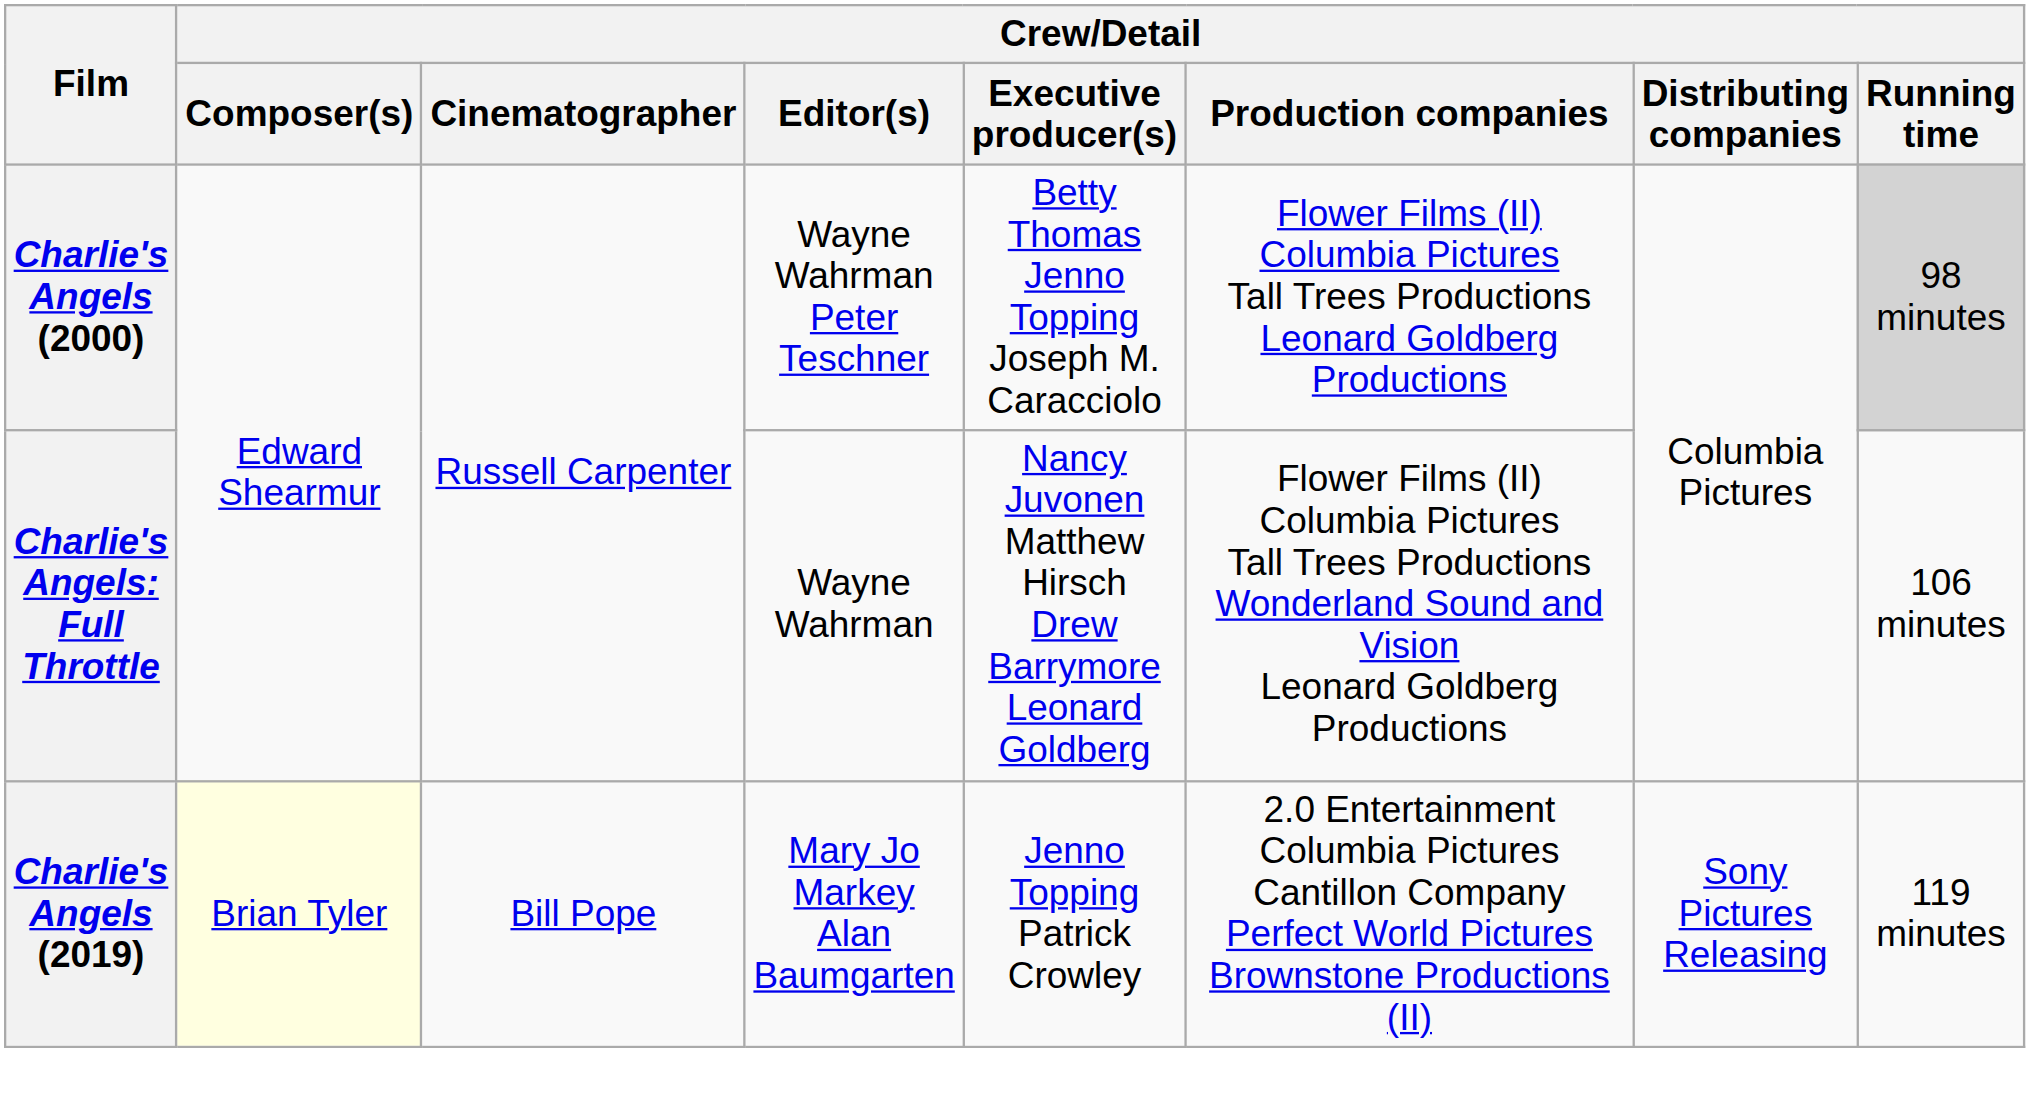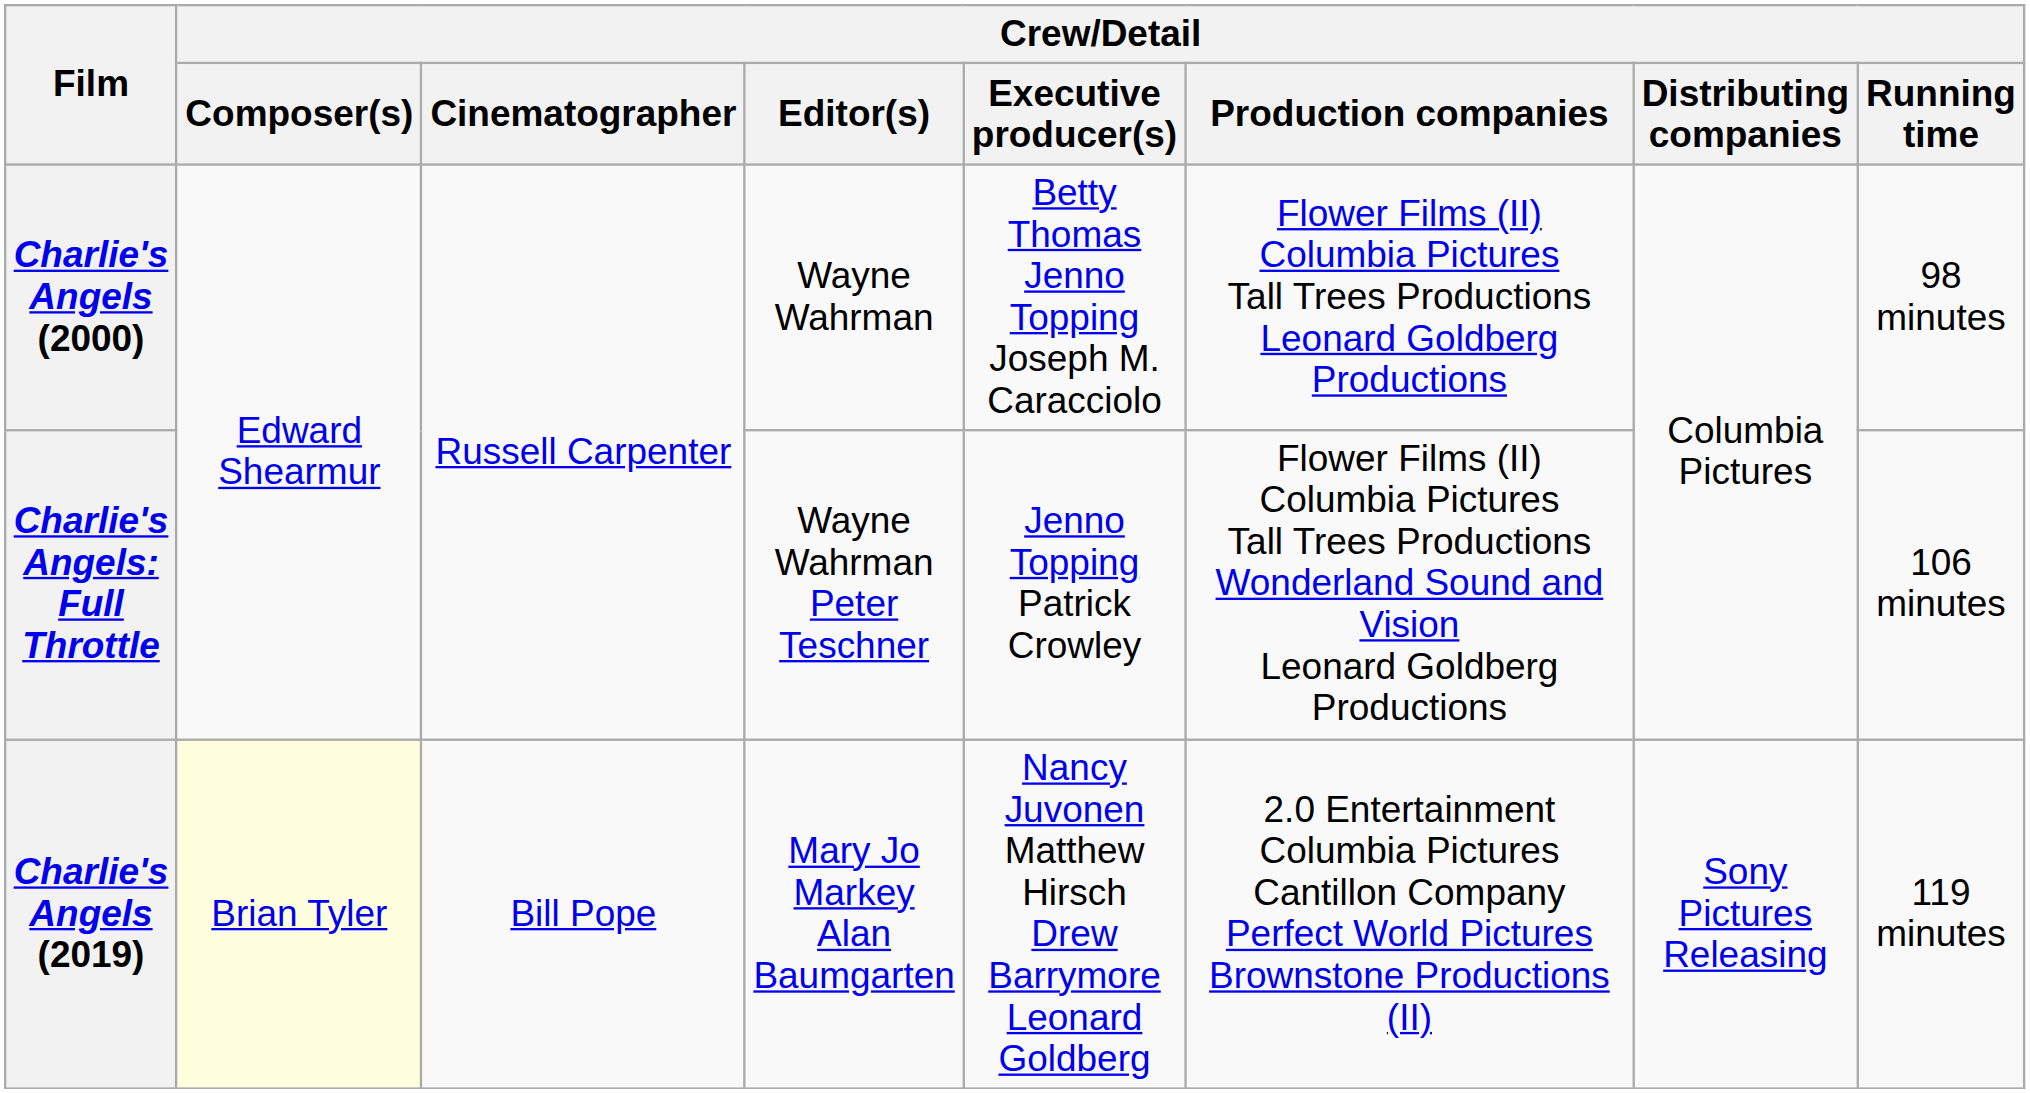(854, 296) Wayne Wahrman Peter Teschner -> (854, 296) Wayne Wahrman
(1941, 296) lightgrey background -> (1941, 296) no background
(854, 604) Wayne Wahrman -> (854, 583) Wayne Wahrman Peter Teschner
(1075, 604) Nancy Juvonen Matthew Hirsch Drew Barrymore Leonard Goldberg -> (1074, 583) Jenno Topping Patrick Crowley
(1074, 912) Jenno Topping Patrick Crowley -> (1075, 912) Nancy Juvonen Matthew Hirsch Drew Barrymore Leonard Goldberg
